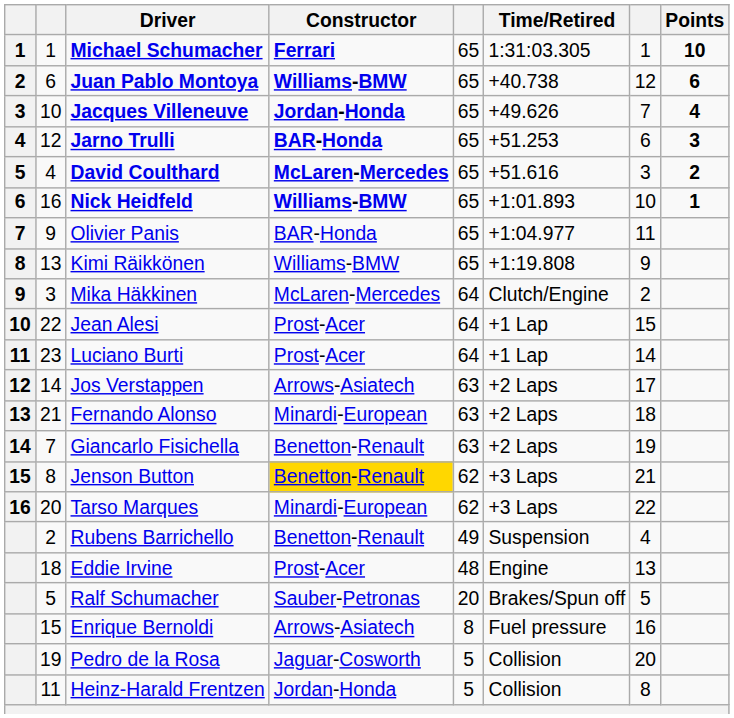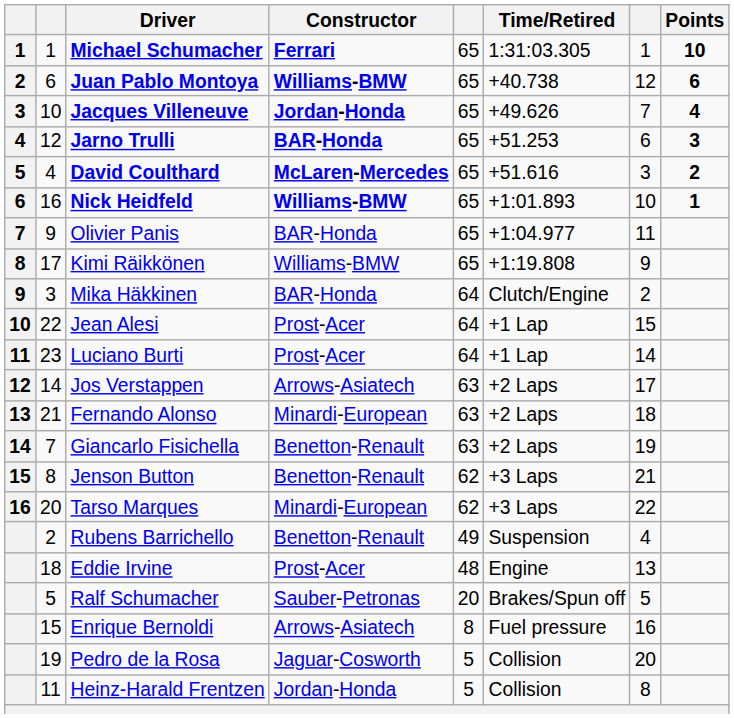(51, 263) 13 -> (51, 263) 17
(357, 293) McLaren-Mercedes -> (325, 293) BAR-Honda
(349, 476) gold background -> (349, 476) no background
